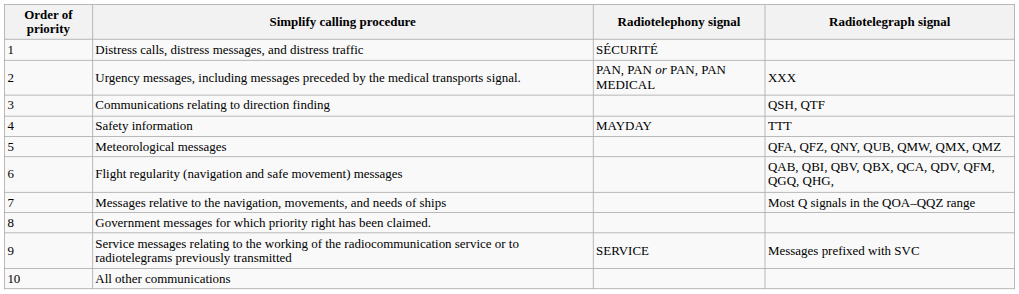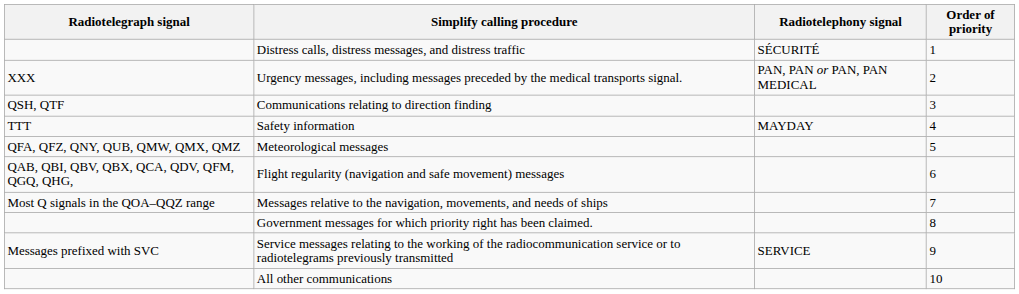columns swapped: (48, 22) <-> (890, 22)
